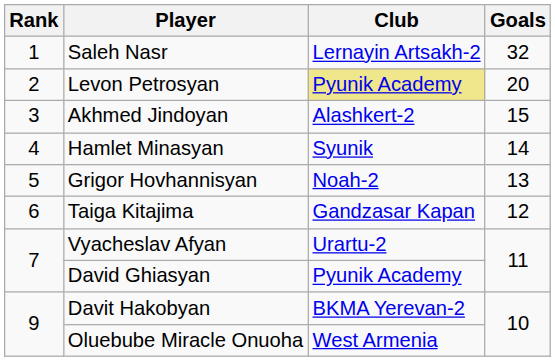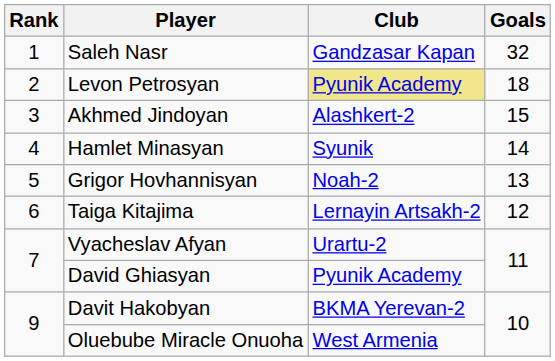(397, 52) Lernayin Artsakh-2 -> (394, 52) Gandzasar Kapan
(518, 84) 20 -> (518, 84) 18
(394, 212) Gandzasar Kapan -> (397, 212) Lernayin Artsakh-2
